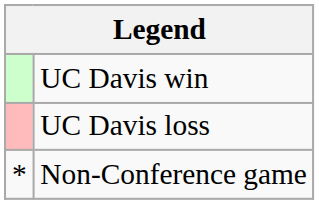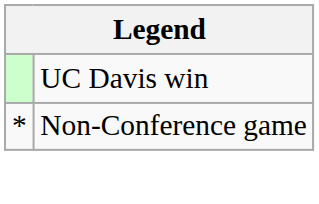- row: (125, 126)
